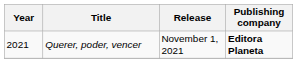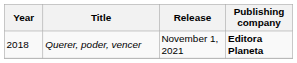(18, 44) 2021 -> (18, 44) 2018
